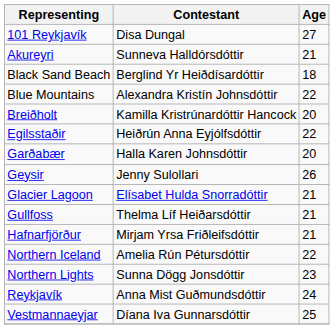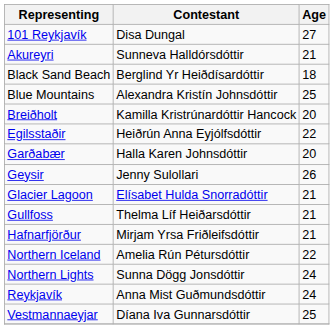(309, 94) 22 -> (309, 94) 25
(309, 274) 23 -> (309, 274) 24
